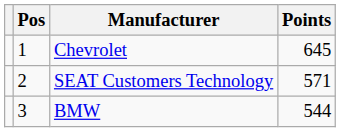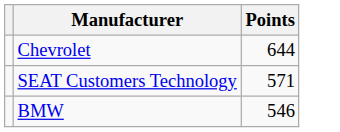- column: (31, 19)
(317, 50) 645 -> (281, 50) 644
(317, 111) 544 -> (281, 111) 546
